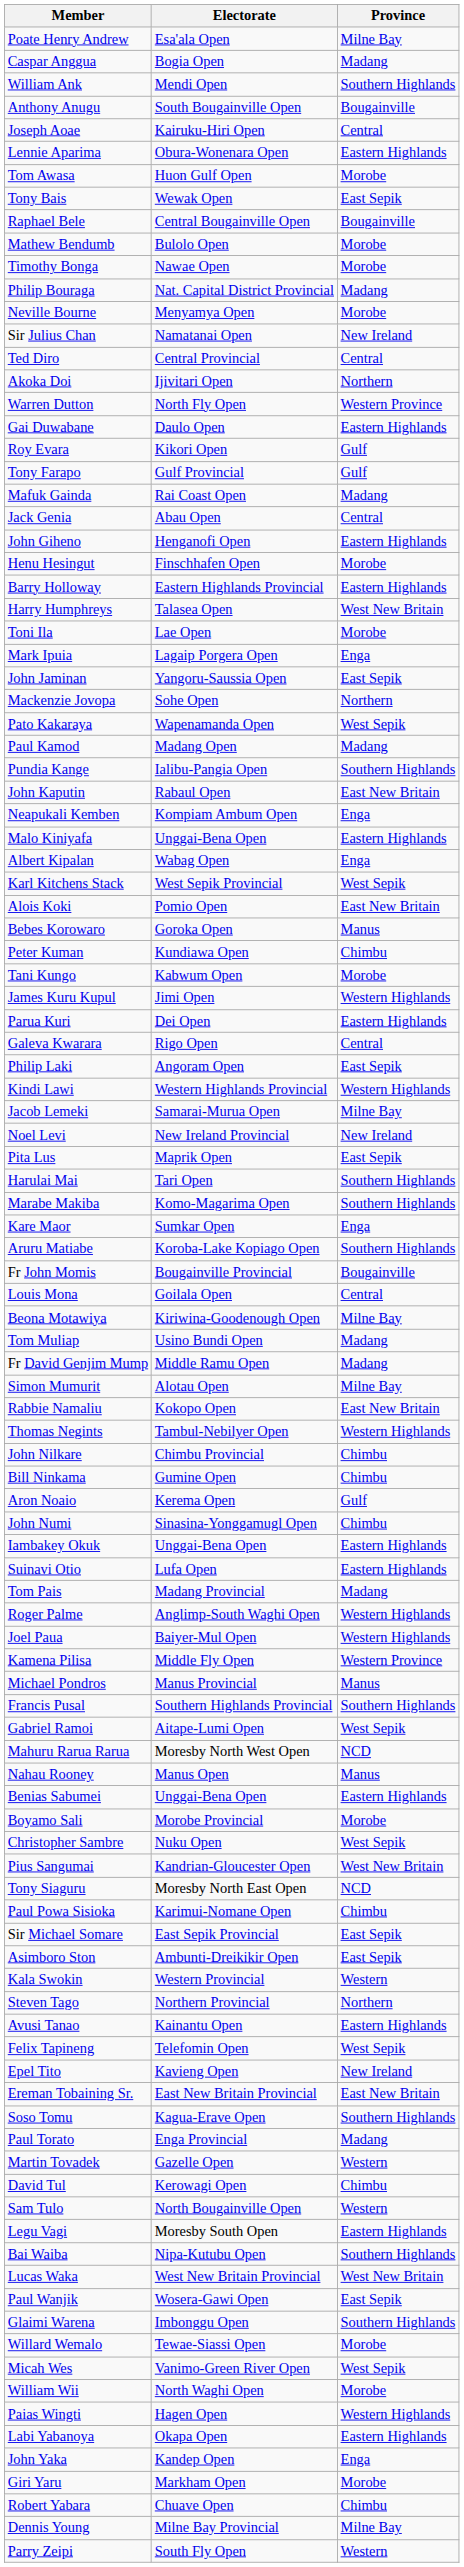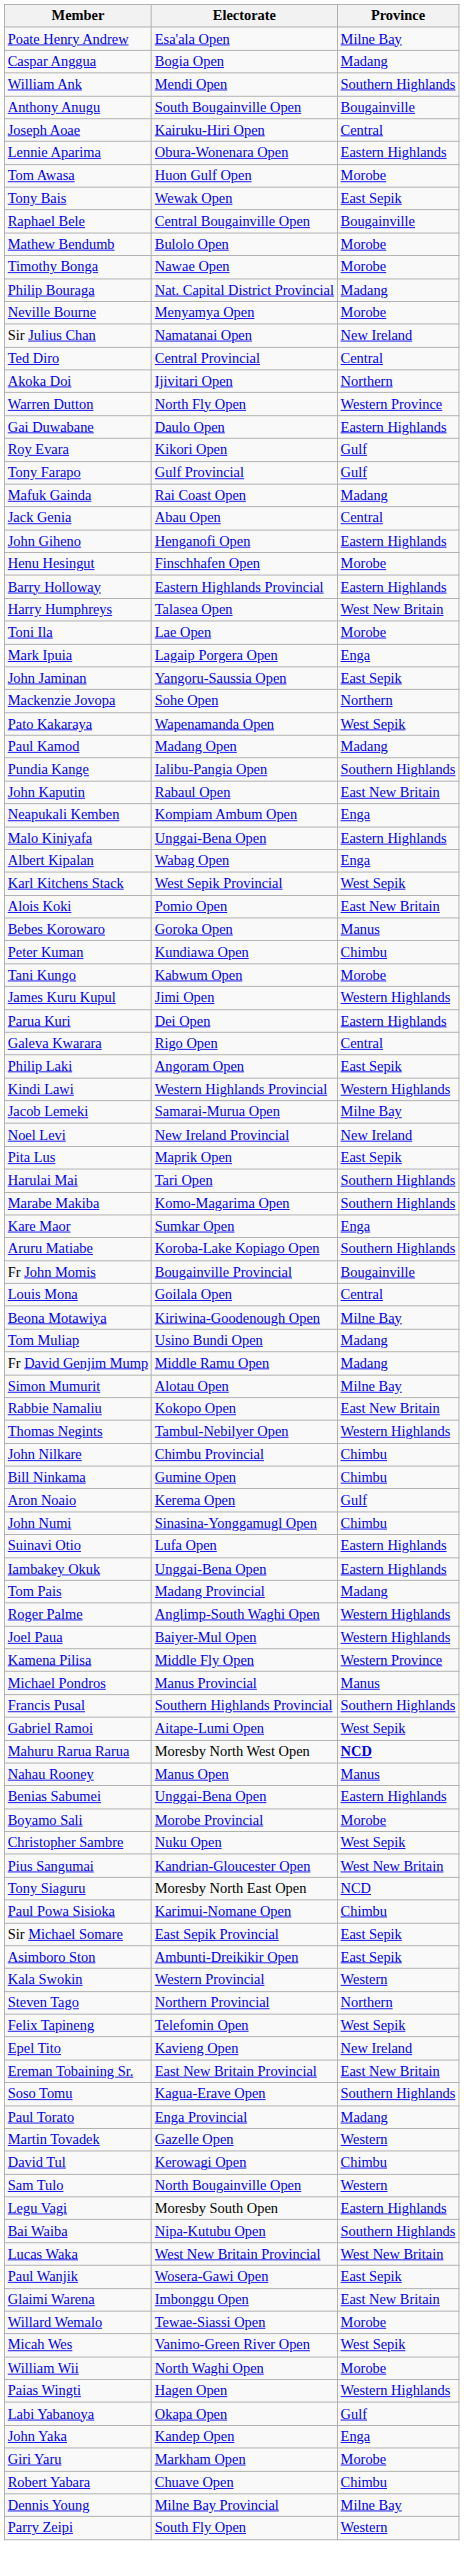rows swapped: (54, 1546) <-> (44, 1568)
(356, 1751) normal -> (356, 1751) bold
- row: (44, 2025)
(398, 2322) Southern Highlands -> (390, 2299) East New Britain
(394, 2436) Eastern Highlands -> (354, 2413) Gulf
